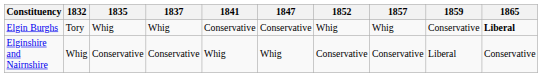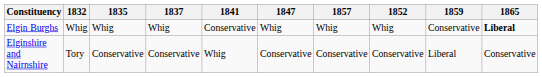columns swapped: (342, 12) <-> (398, 12)
(75, 27) Tory -> (77, 27) Whig
(286, 27) Conservative -> (271, 27) Whig
(77, 54) Whig -> (75, 54) Tory
(271, 54) Whig -> (286, 54) Conservative
